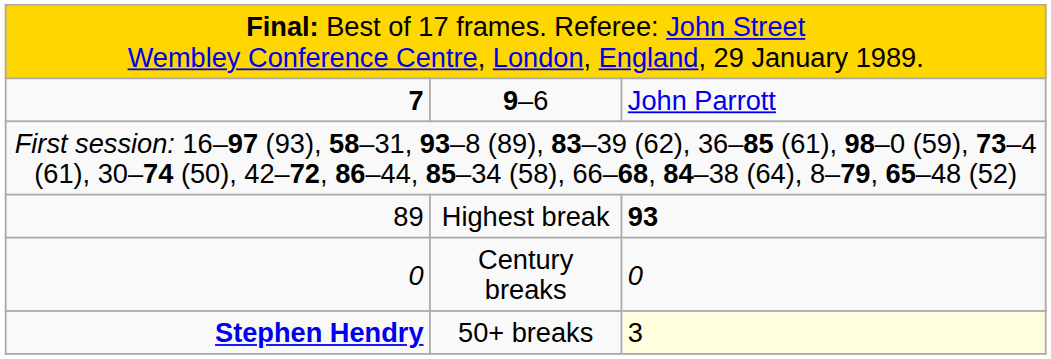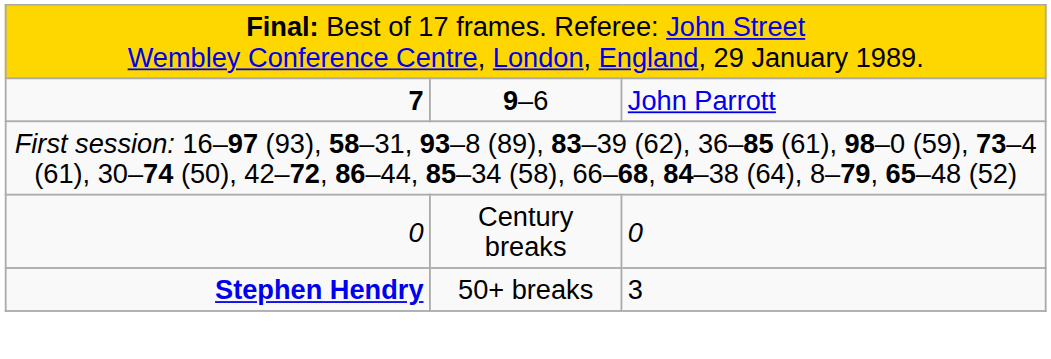- row: (526, 217)
(635, 333) lightyellow background -> (635, 290) no background
